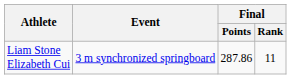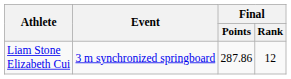(270, 58) 11 -> (270, 58) 12
